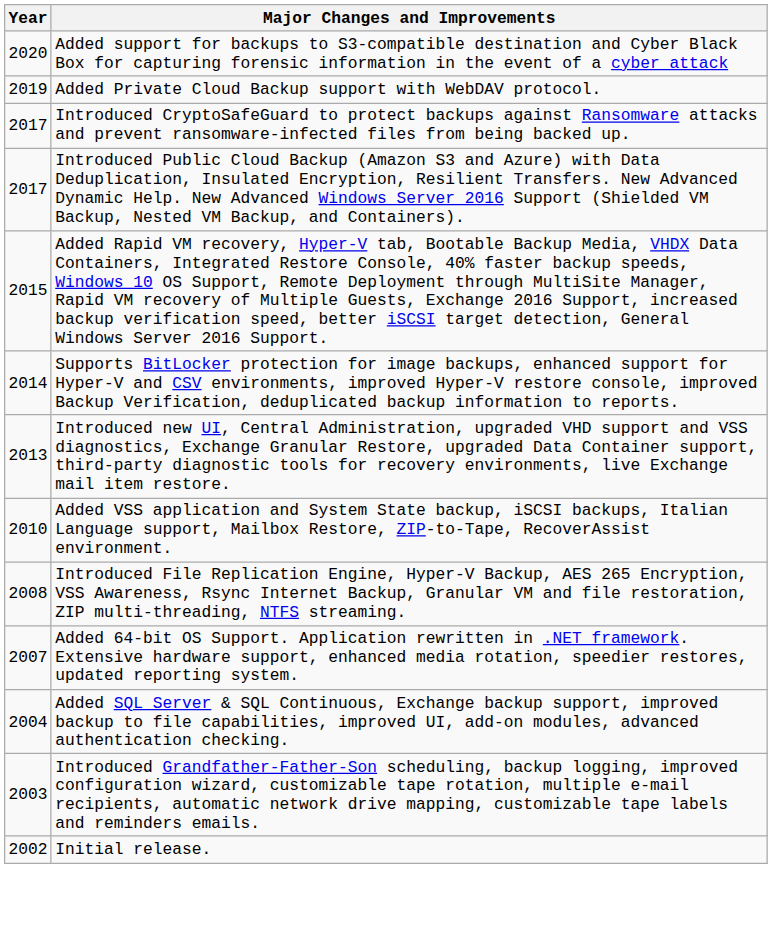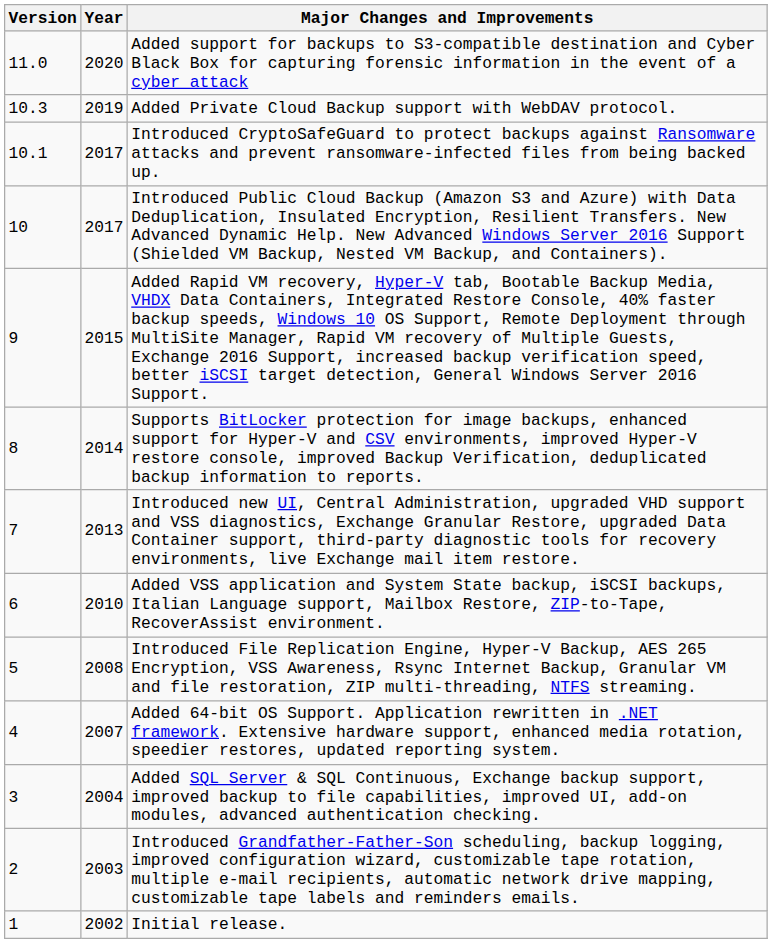+ column: (43, 18)
